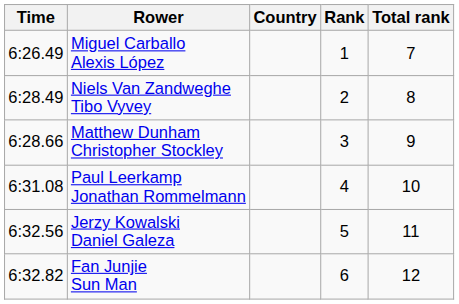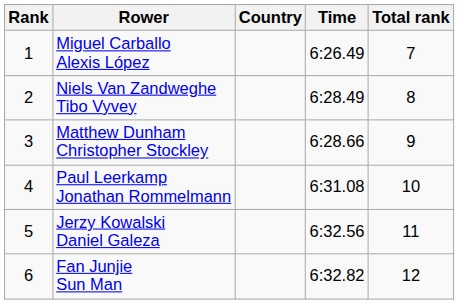columns swapped: (344, 17) <-> (36, 17)
